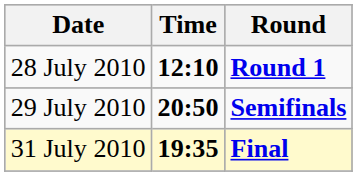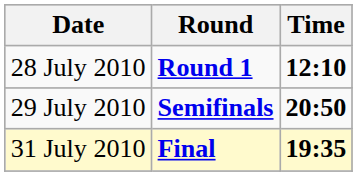columns swapped: (188, 25) <-> (288, 25)
